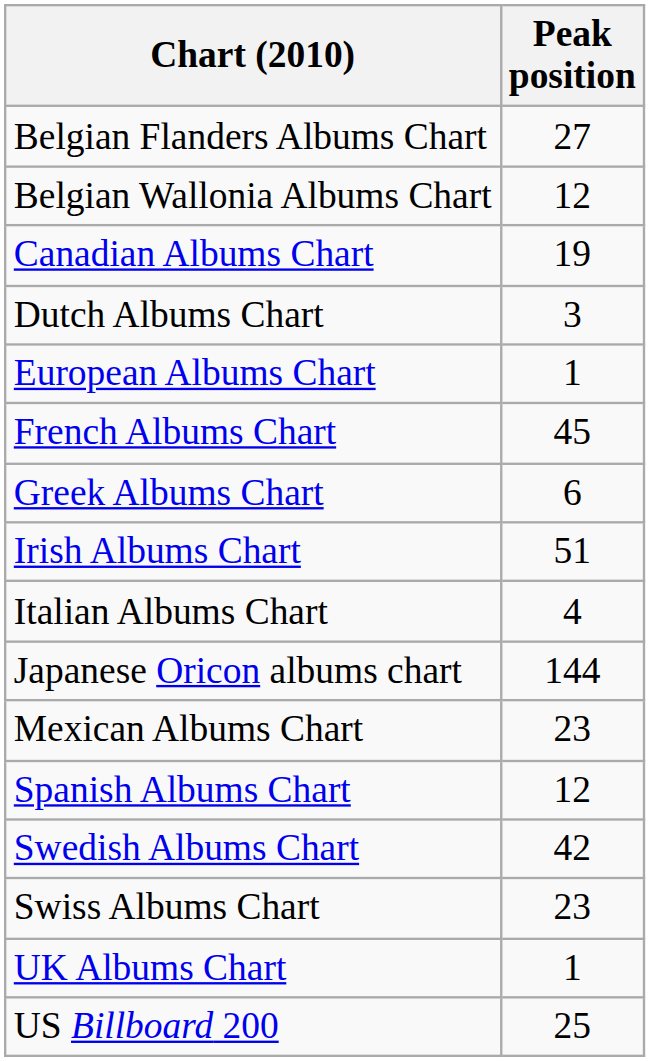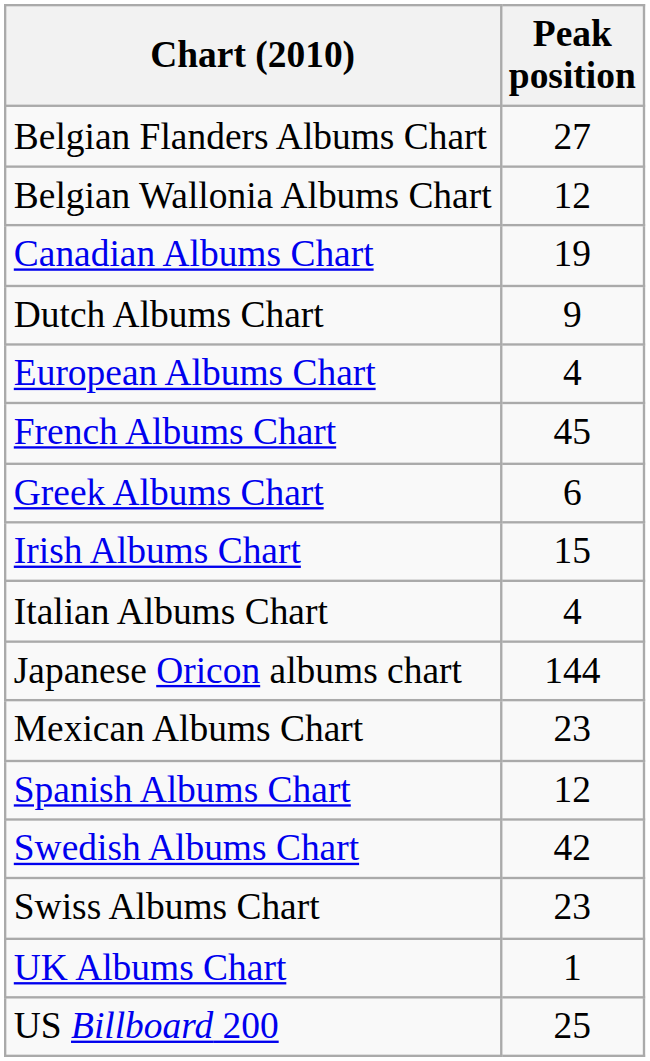(572, 313) 3 -> (572, 313) 9
(572, 373) 1 -> (572, 373) 4
(572, 551) 51 -> (572, 551) 15
